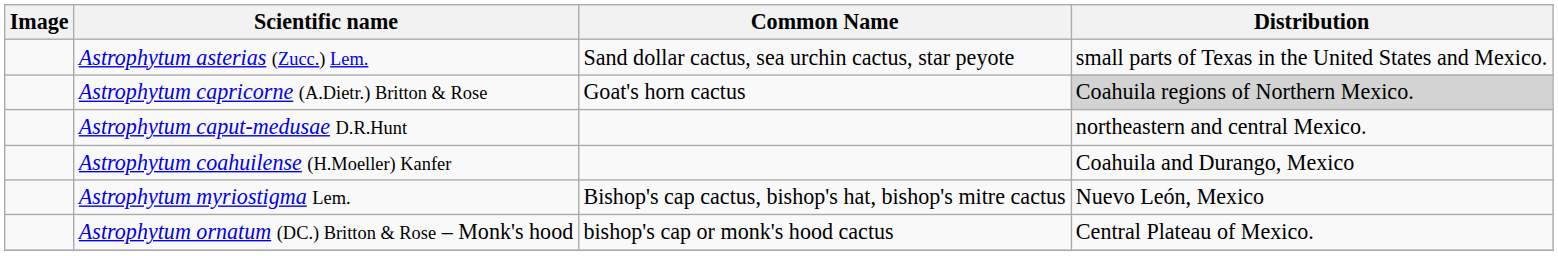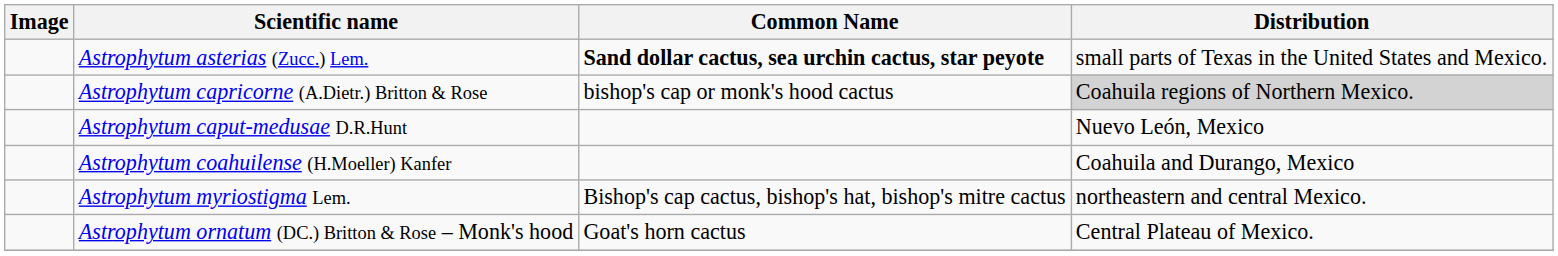(799, 57) normal -> (814, 57) bold
(664, 92) Goat's horn cactus -> (739, 92) bishop's cap or monk's hood cactus
(1221, 127) northeastern and central Mexico. -> (1170, 127) Nuevo León, Mexico
(1170, 197) Nuevo León, Mexico -> (1221, 197) northeastern and central Mexico.
(739, 232) bishop's cap or monk's hood cactus -> (664, 232) Goat's horn cactus
